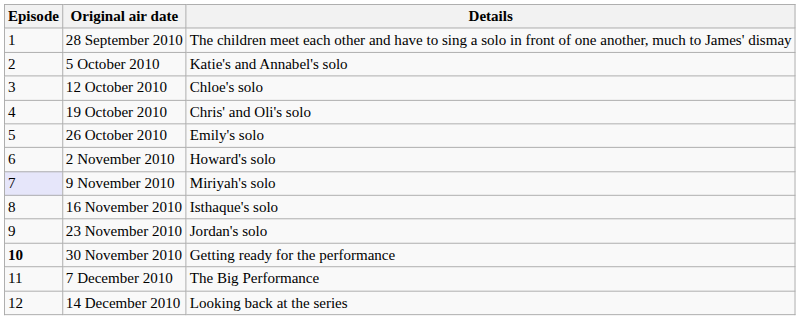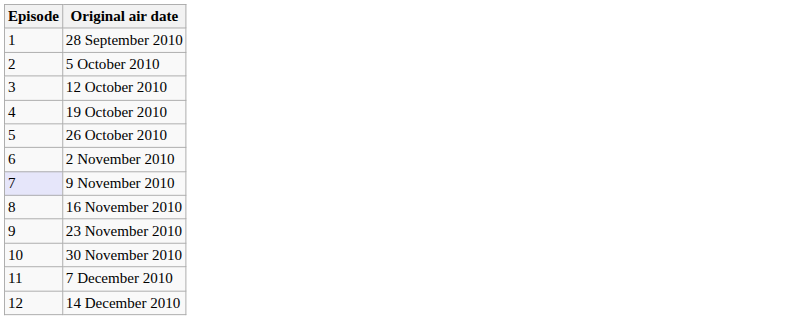- column: (491, 16)
(15, 254) bold -> (15, 254) normal
